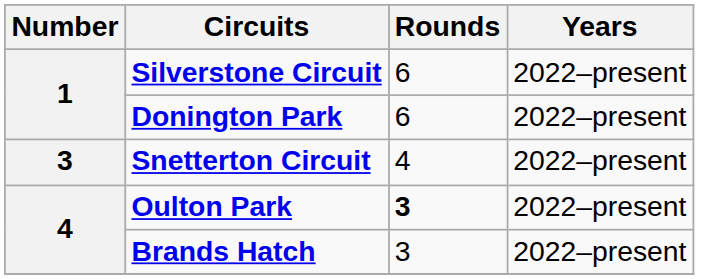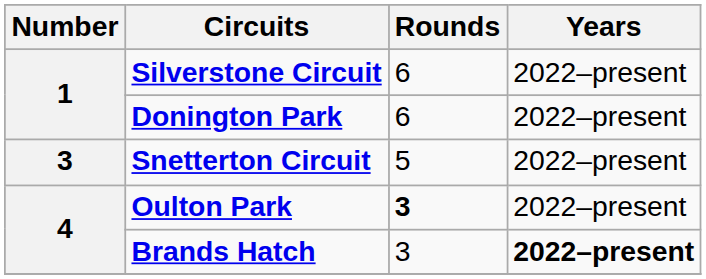(403, 161) 4 -> (403, 161) 5
(600, 251) normal -> (604, 251) bold
